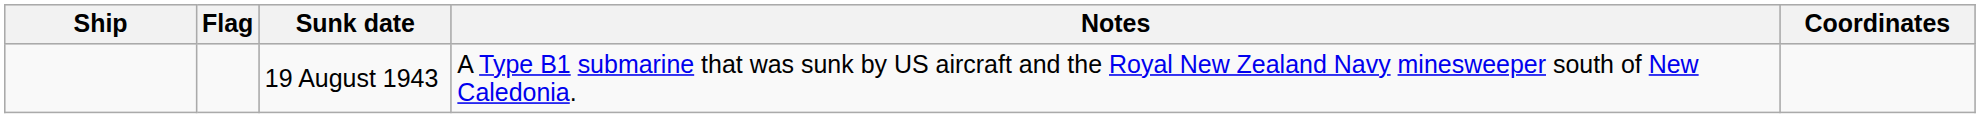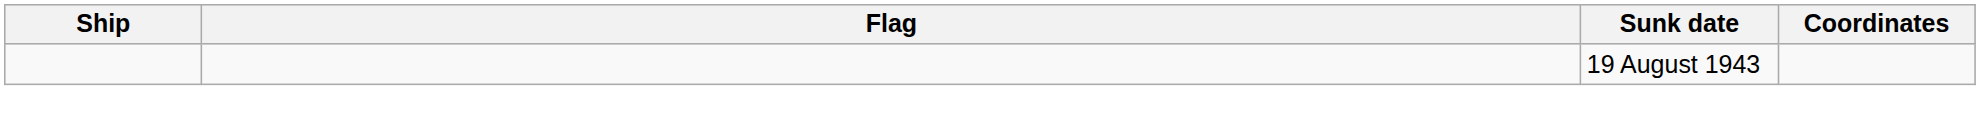- column: (1116, 24)
